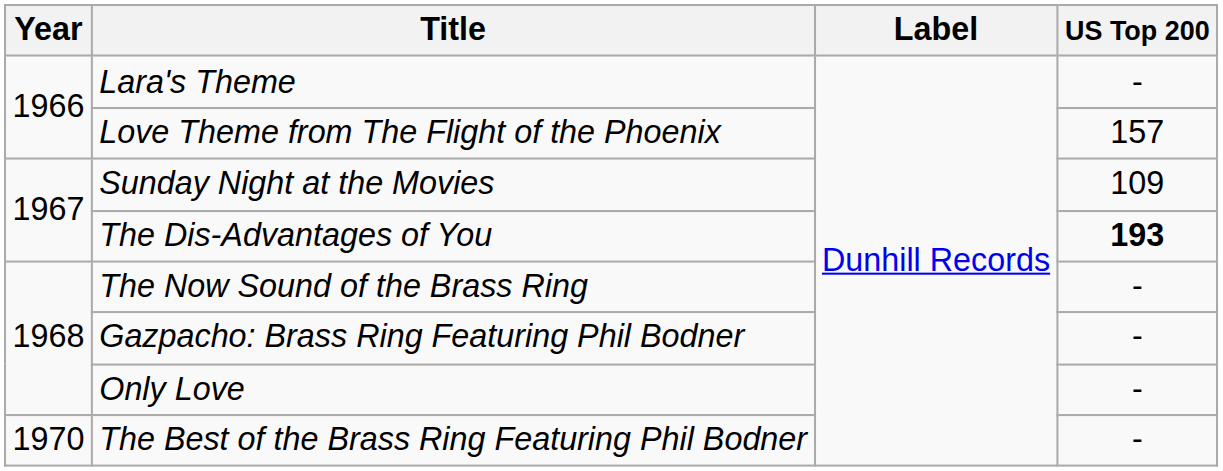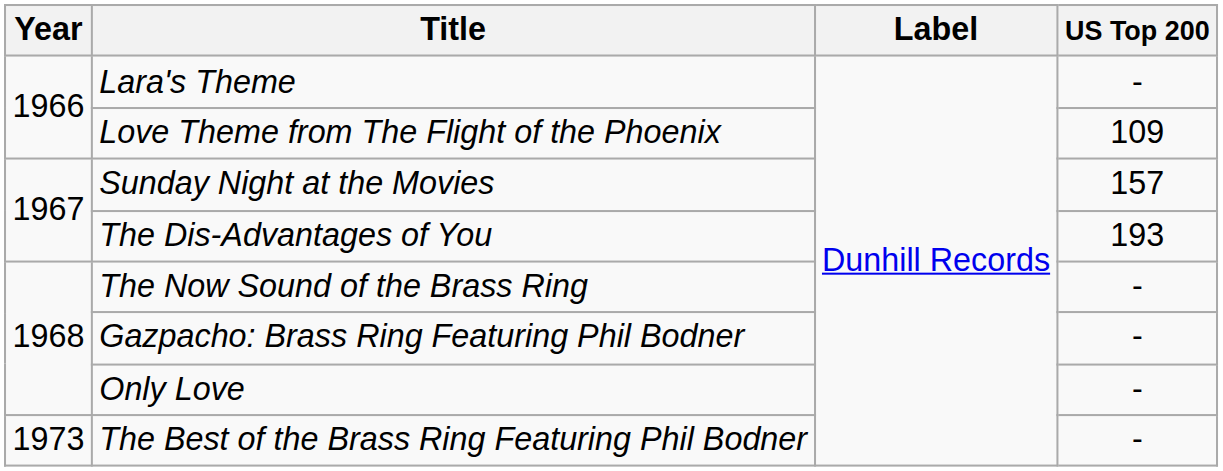(1137, 132) 157 -> (1137, 132) 109
(1137, 183) 109 -> (1137, 183) 157
(1137, 235) bold -> (1137, 235) normal
(48, 440) 1970 -> (48, 440) 1973
